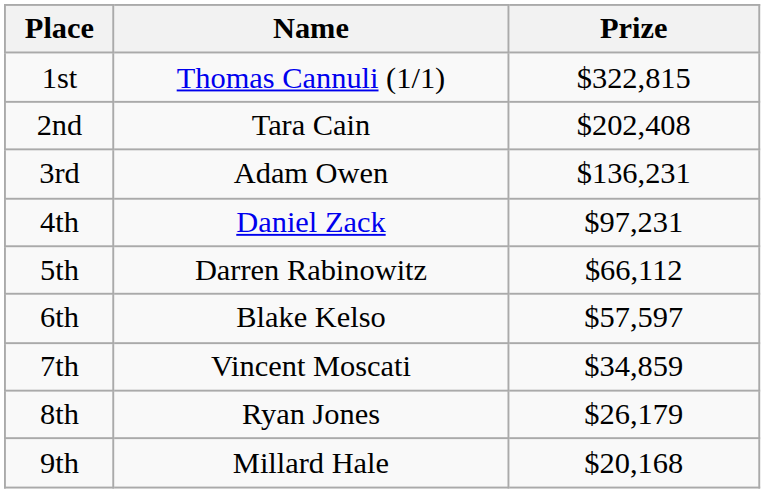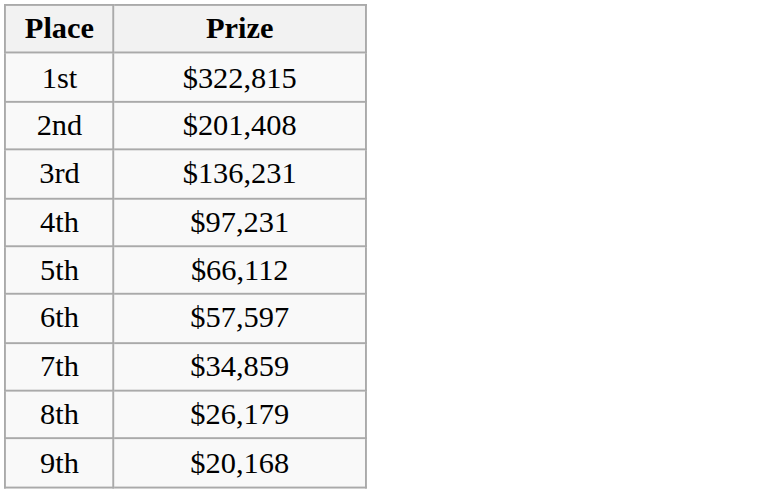- column: (311, 28)
(634, 125) $202,408 -> (240, 125) $201,408
